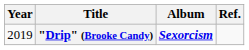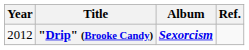(20, 34) 2019 -> (20, 34) 2012
